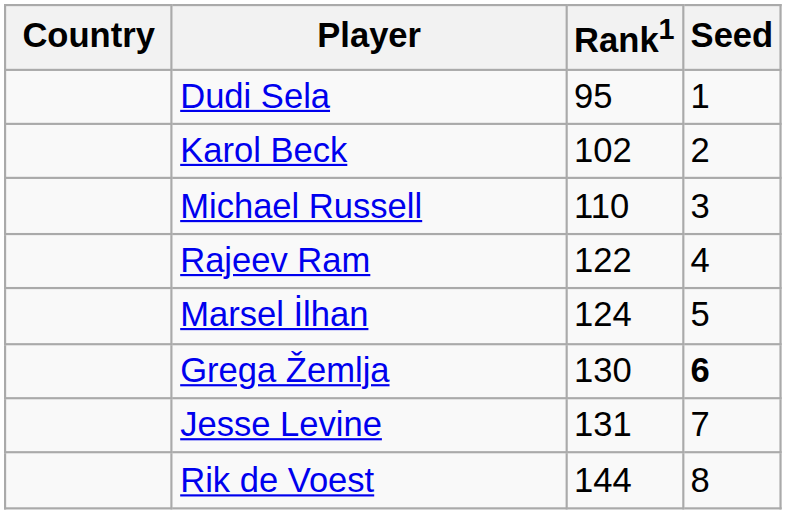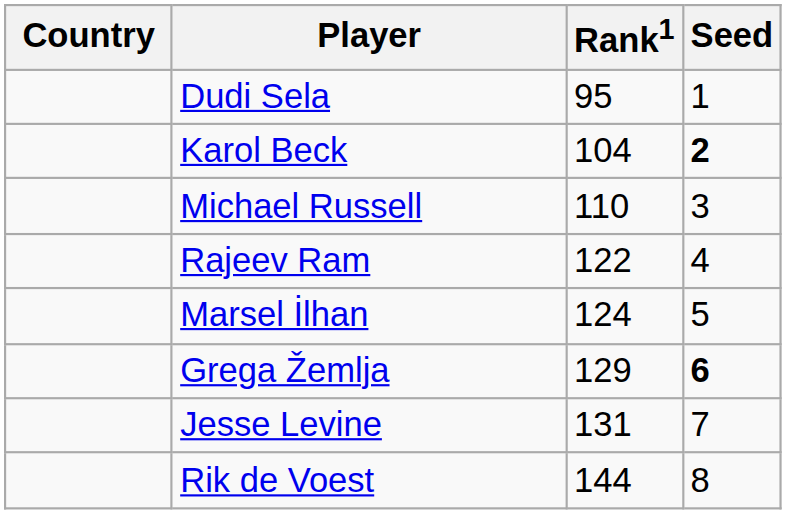(603, 150) 102 -> (603, 150) 104
(700, 150) normal -> (700, 150) bold
(603, 370) 130 -> (603, 370) 129
